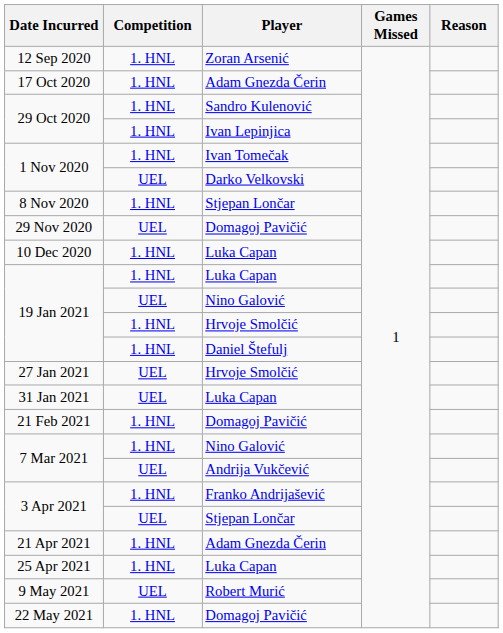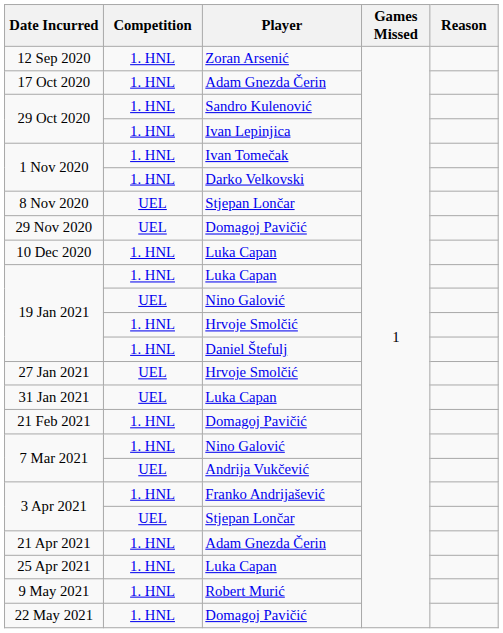(153, 179) UEL -> (153, 179) 1. HNL
(153, 203) 1. HNL -> (153, 203) UEL
(153, 591) UEL -> (153, 591) 1. HNL
